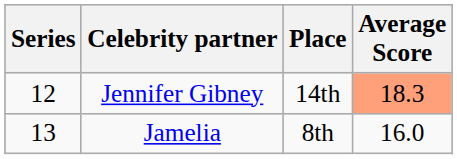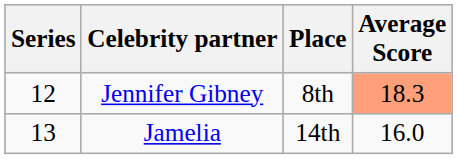(318, 93) 14th -> (318, 93) 8th
(318, 133) 8th -> (318, 133) 14th
